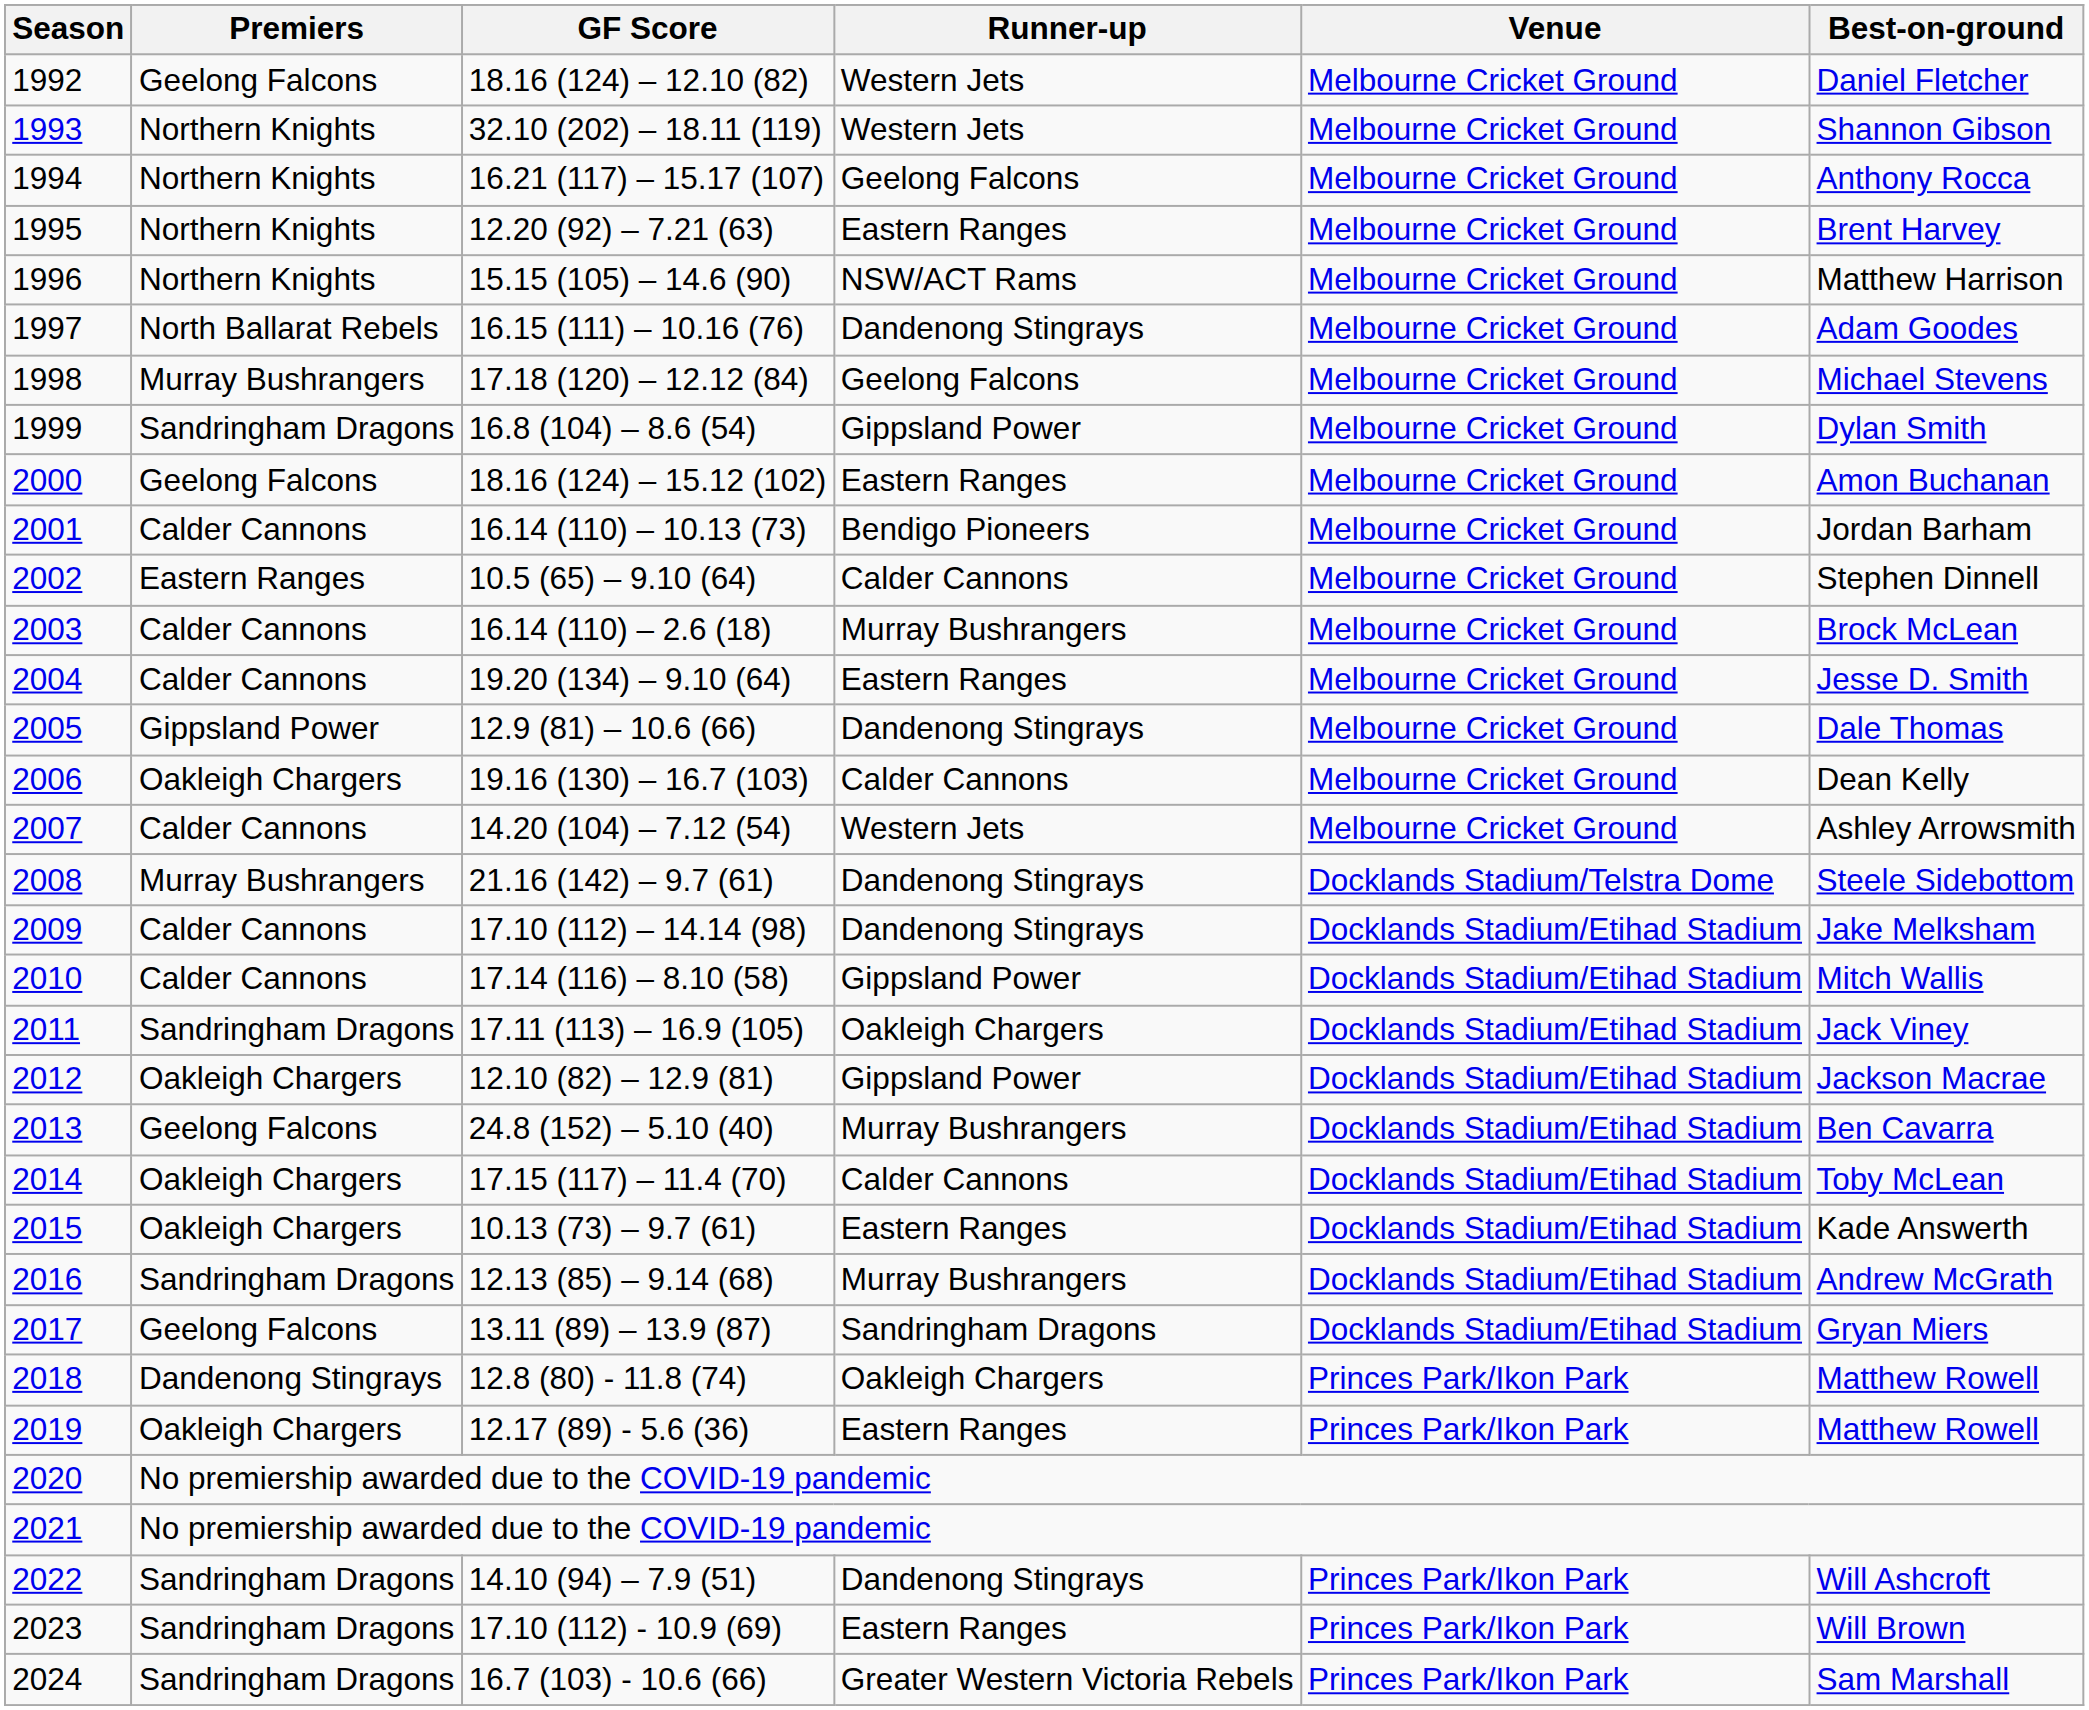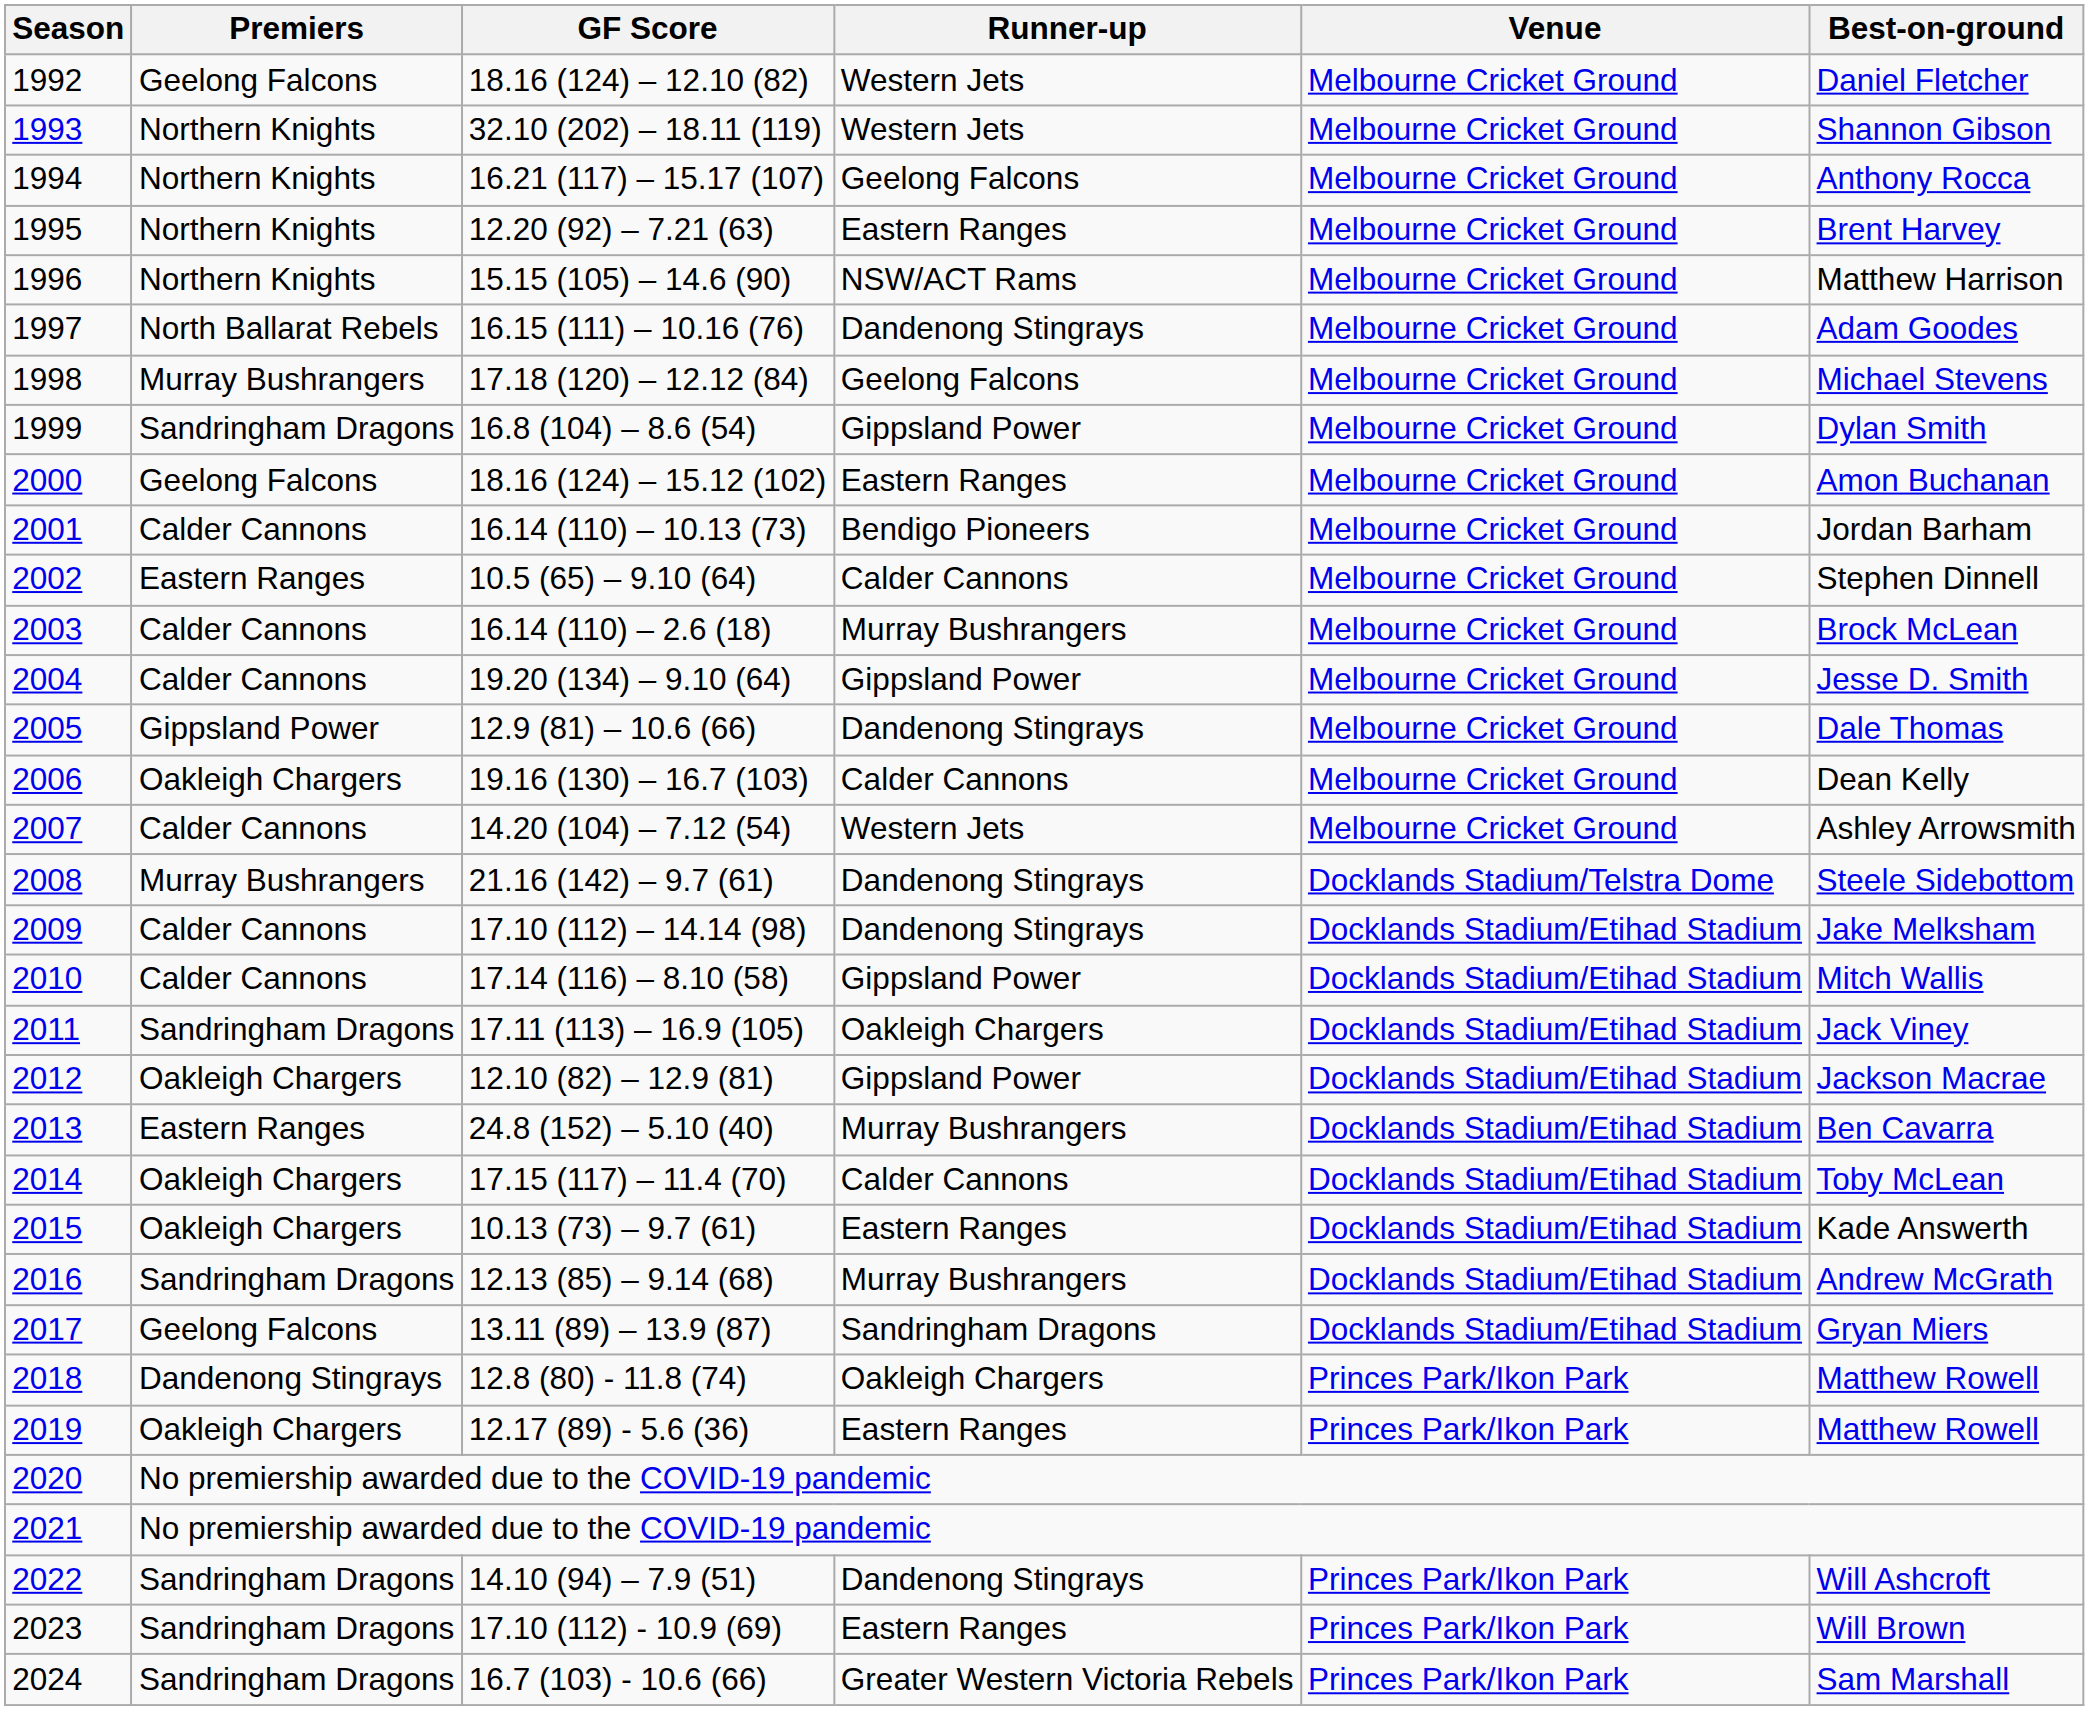(954, 679) Eastern Ranges -> (961, 679) Gippsland Power
(258, 1129) Geelong Falcons -> (252, 1129) Eastern Ranges
